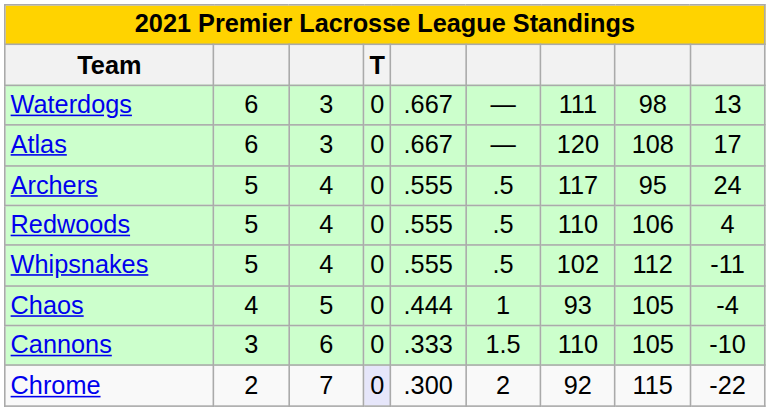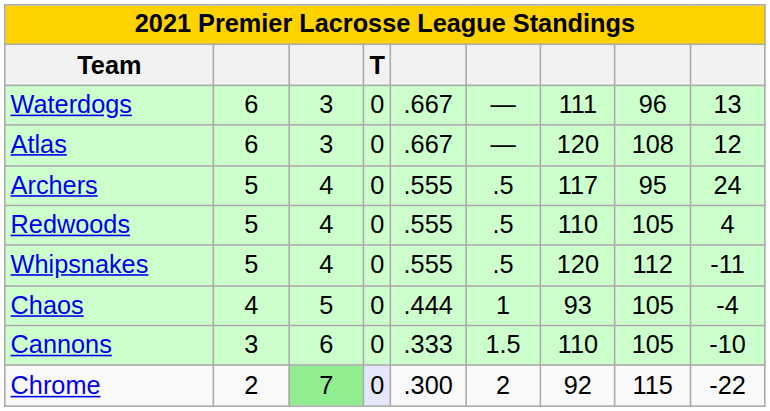(653, 104) 98 -> (653, 104) 96
(728, 144) 17 -> (728, 144) 12
(653, 225) 106 -> (653, 225) 105
(578, 265) 102 -> (578, 265) 120
(326, 385) no background -> (326, 385) lightgreen background
